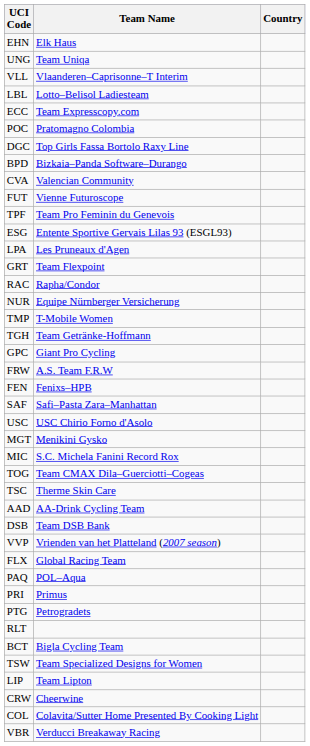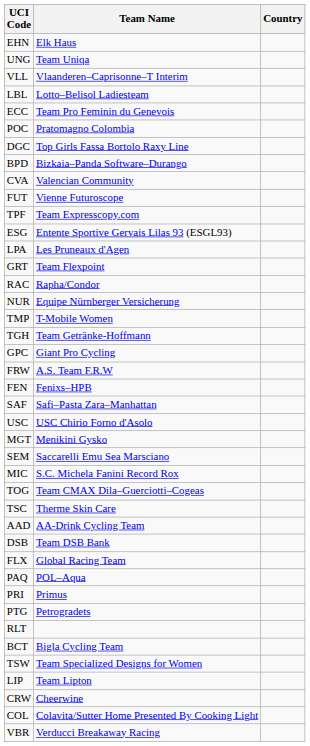(88, 111) Team Expresscopy.com -> (105, 111) Team Pro Feminin du Genevois
(105, 215) Team Pro Feminin du Genevois -> (88, 215) Team Expresscopy.com
+ row: (18, 456)
- row: (18, 543)
